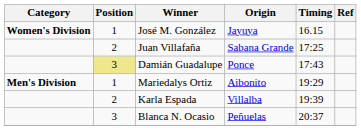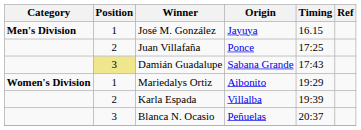(49, 30) Women's Division -> (41, 30) Men's Division
(260, 47) Sabana Grande -> (241, 47) Ponce
(241, 64) Ponce -> (260, 64) Sabana Grande
(41, 82) Men's Division -> (49, 82) Women's Division
